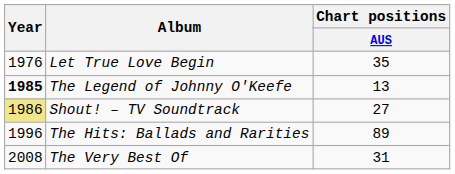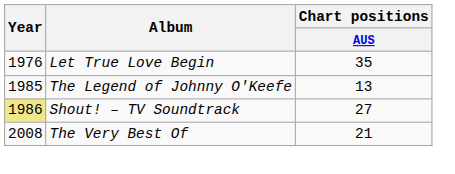(25, 87) bold -> (25, 87) normal
- row: (179, 134)
(381, 157) 31 -> (364, 134) 21
